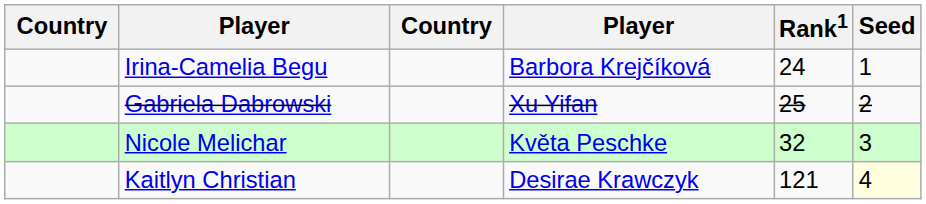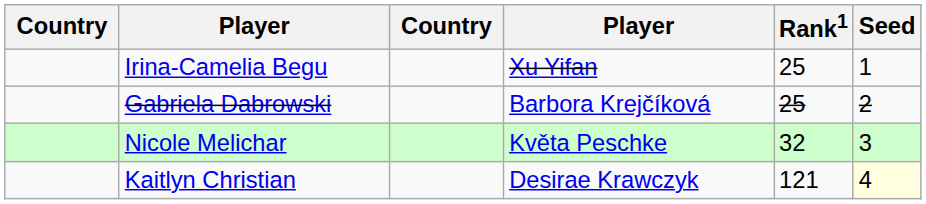(610, 67) Barbora Krejčíková -> (553, 67) Xu Yifan
(792, 67) 24 -> (792, 67) 25
(553, 104) Xu Yifan -> (610, 104) Barbora Krejčíková
